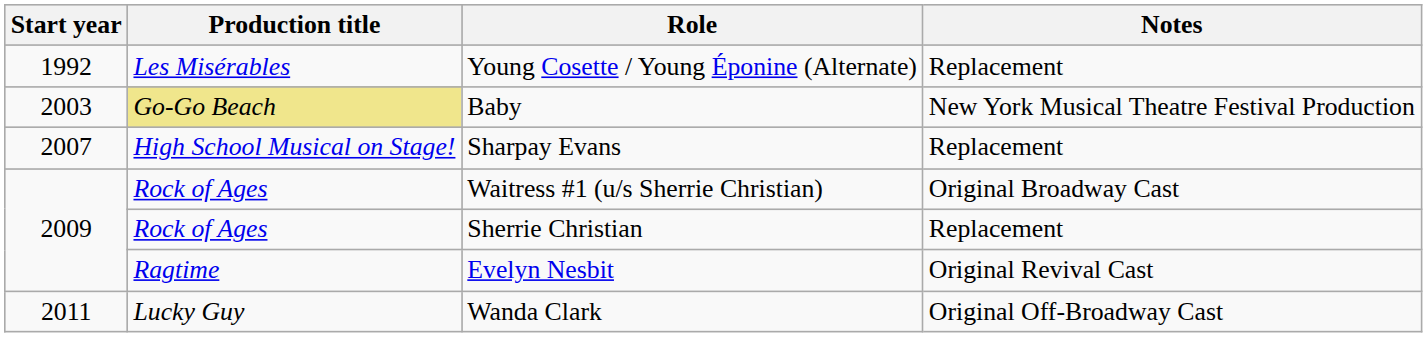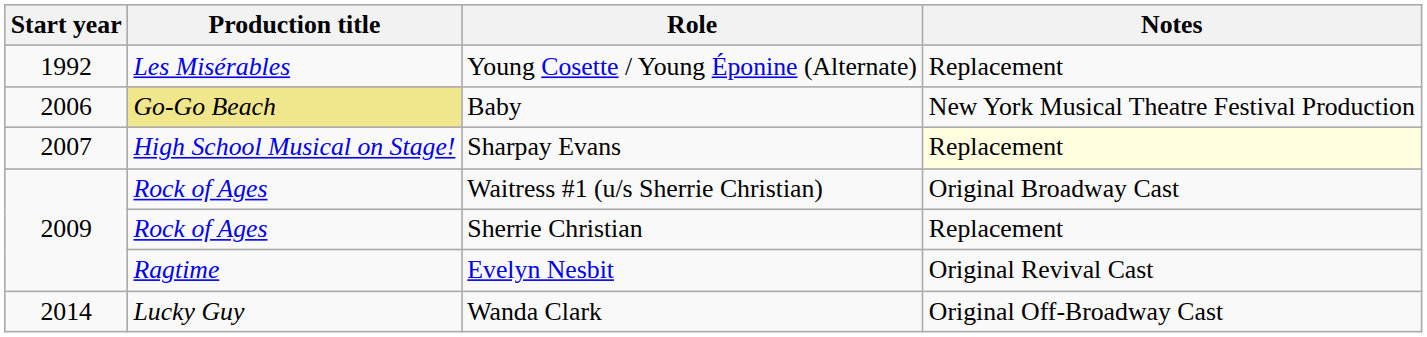(66, 106) 2003 -> (66, 106) 2006
(996, 147) no background -> (996, 147) lightyellow background
(66, 310) 2011 -> (66, 310) 2014
